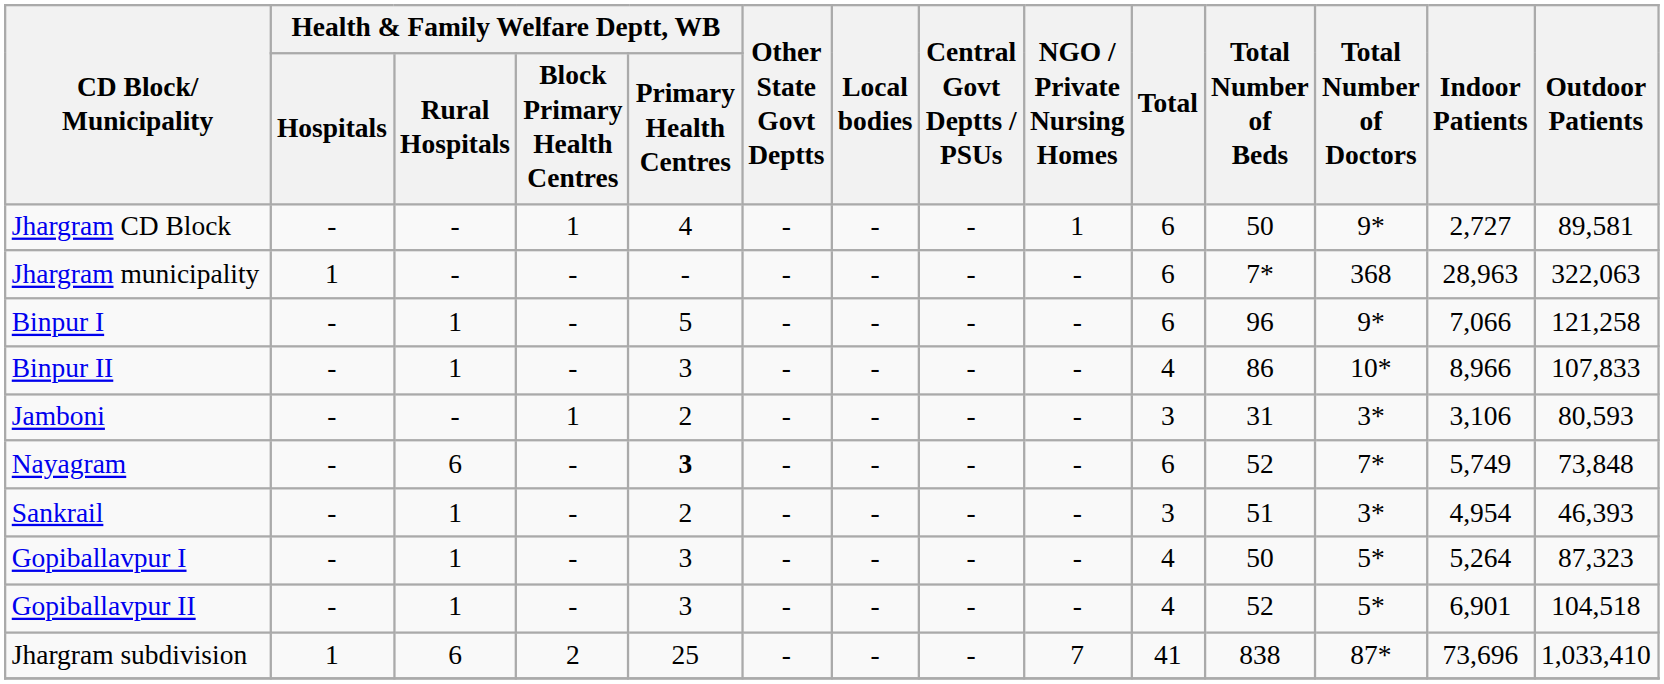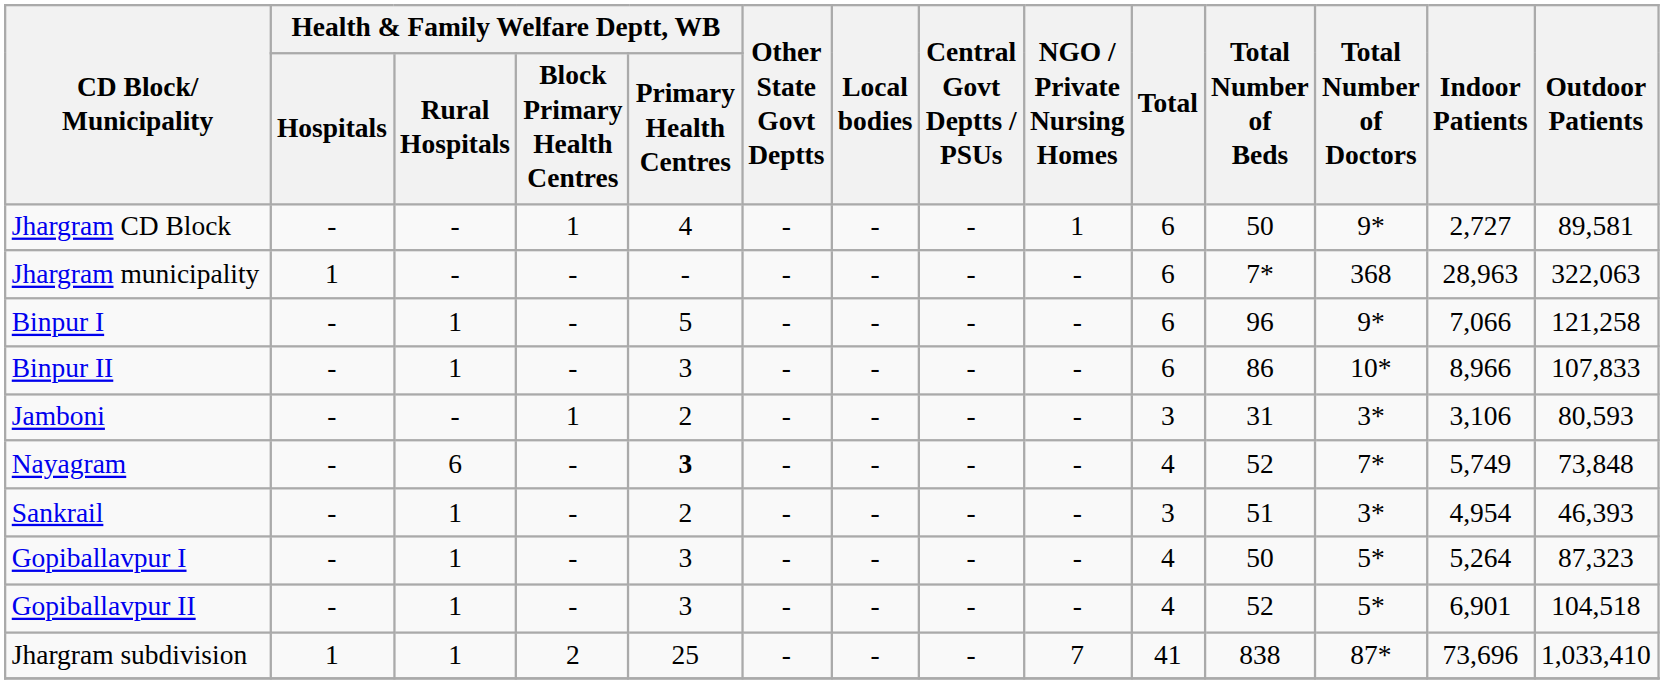(1168, 369) 4 -> (1168, 369) 6
(1168, 464) 6 -> (1168, 464) 4
(455, 654) 6 -> (455, 654) 1
